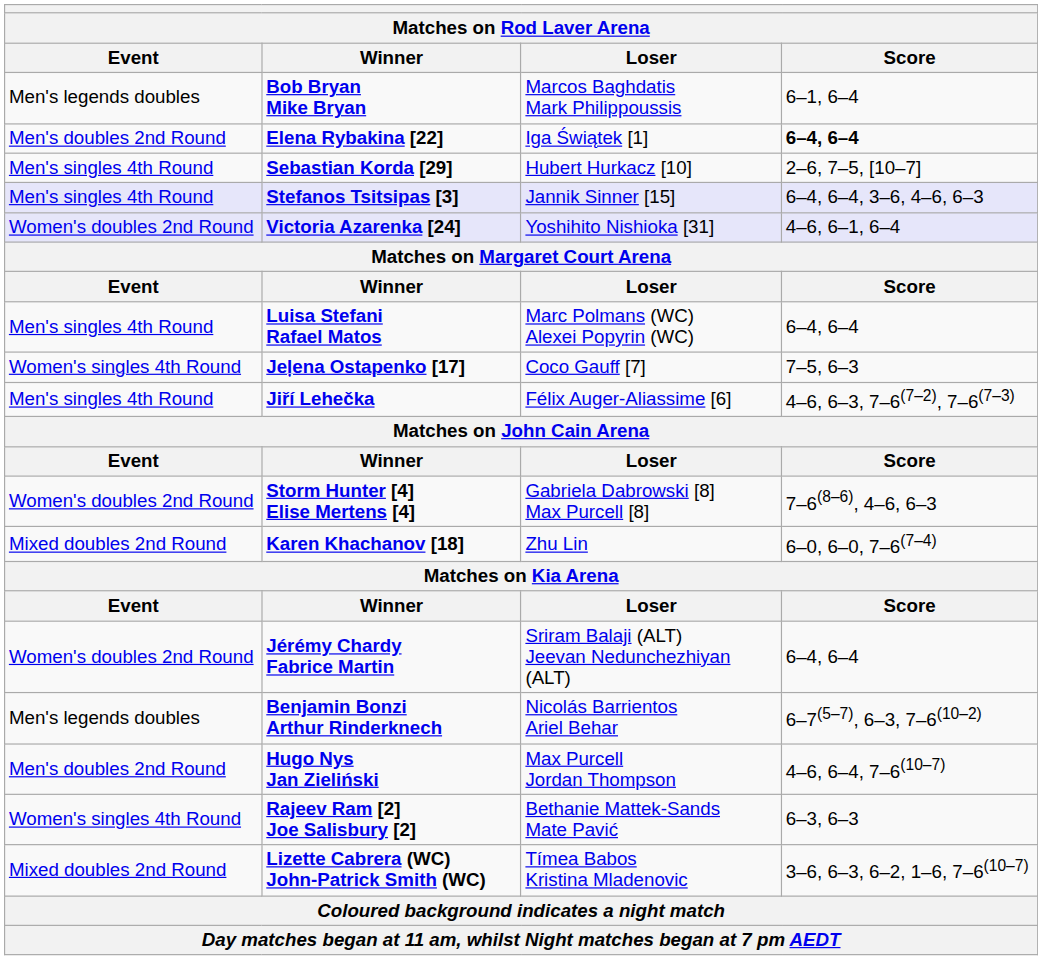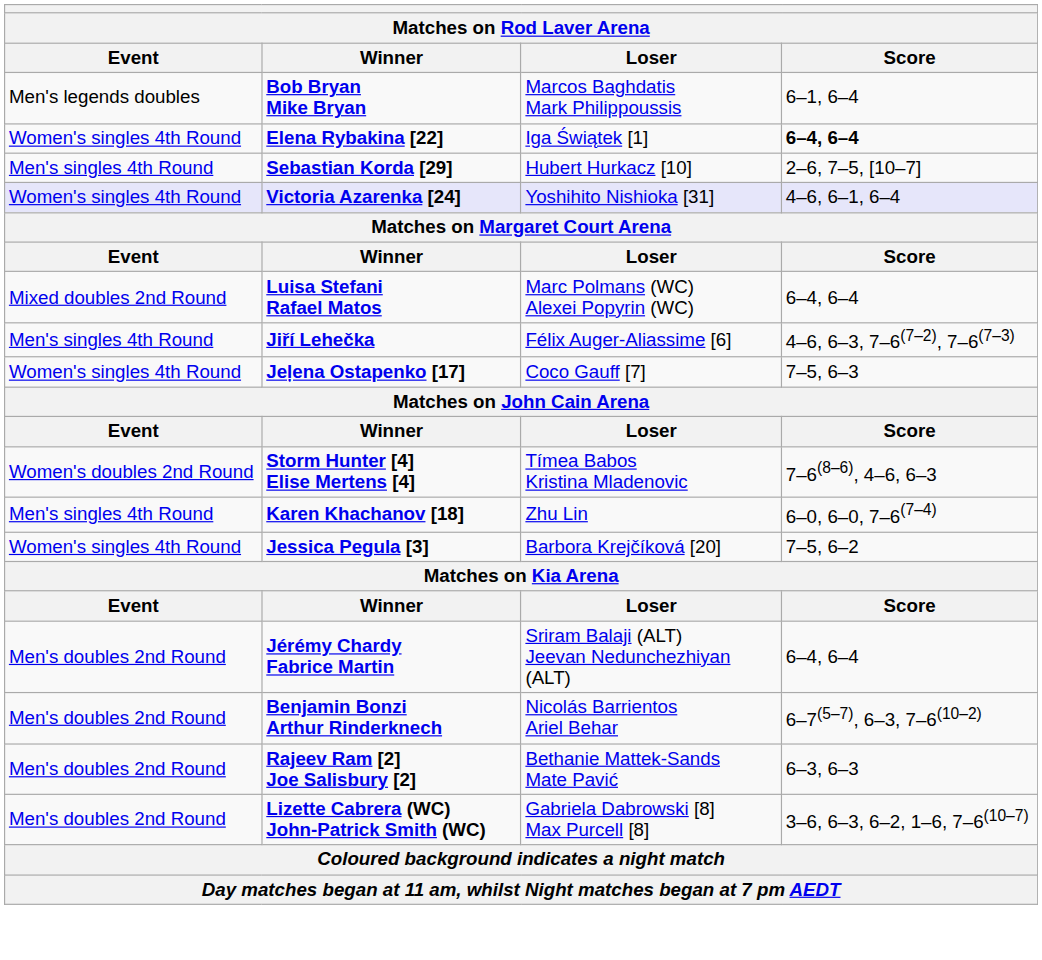(117, 138) Men's doubles 2nd Round -> (125, 138) Women's singles 4th Round
- row: (362, 197)
(131, 227) Women's doubles 2nd Round -> (125, 197) Women's singles 4th Round
(111, 326) Men's singles 4th Round -> (118, 297) Mixed doubles 2nd Round
rows swapped: (366, 366) <-> (320, 399)
(620, 501) Gabriela Dabrowski [8] Max Purcell [8] -> (607, 471) Tímea Babos Kristina Mladenovic
(118, 544) Mixed doubles 2nd Round -> (111, 514) Men's singles 4th Round
+ row: (347, 546)
(131, 656) Women's doubles 2nd Round -> (117, 656) Men's doubles 2nd Round
(104, 718) Men's legends doubles -> (117, 718) Men's doubles 2nd Round
- row: (322, 768)
(125, 819) Women's singles 4th Round -> (117, 768) Men's doubles 2nd Round
(118, 870) Mixed doubles 2nd Round -> (117, 819) Men's doubles 2nd Round
(607, 870) Tímea Babos Kristina Mladenovic -> (620, 819) Gabriela Dabrowski [8] Max Purcell [8]
